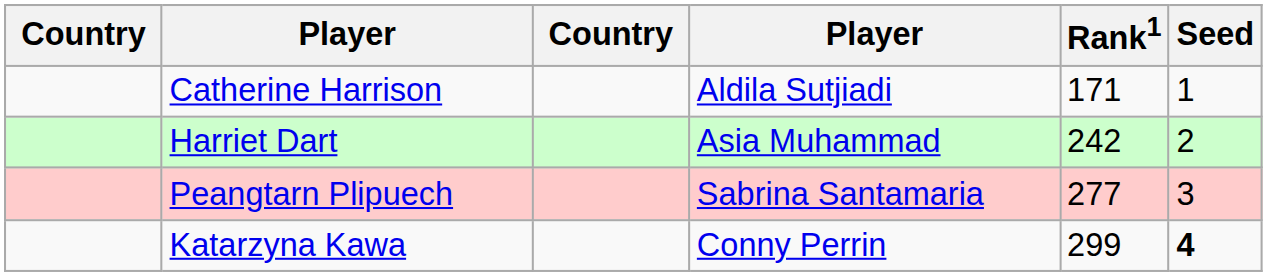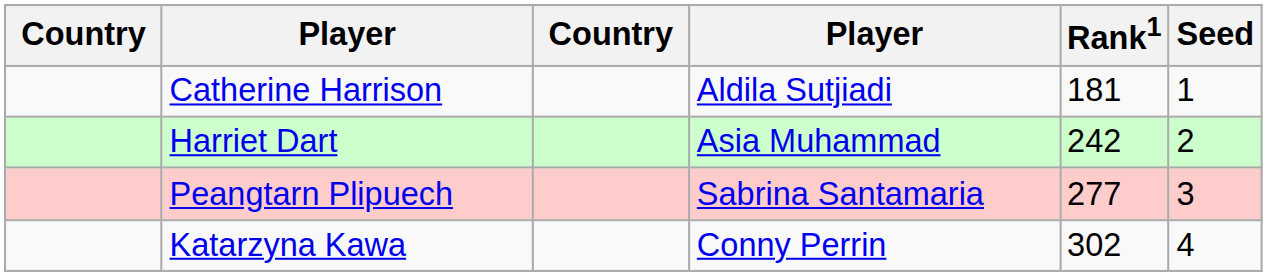(1094, 90) 171 -> (1094, 90) 181
(1094, 245) 299 -> (1094, 245) 302
(1186, 245) bold -> (1186, 245) normal
